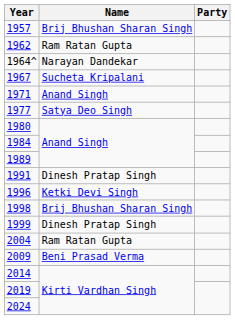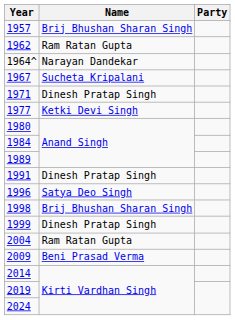(75, 94) Anand Singh -> (99, 94) Dinesh Pratap Singh
(87, 110) Satya Deo Singh -> (90, 110) Ketki Devi Singh
(90, 192) Ketki Devi Singh -> (87, 192) Satya Deo Singh
